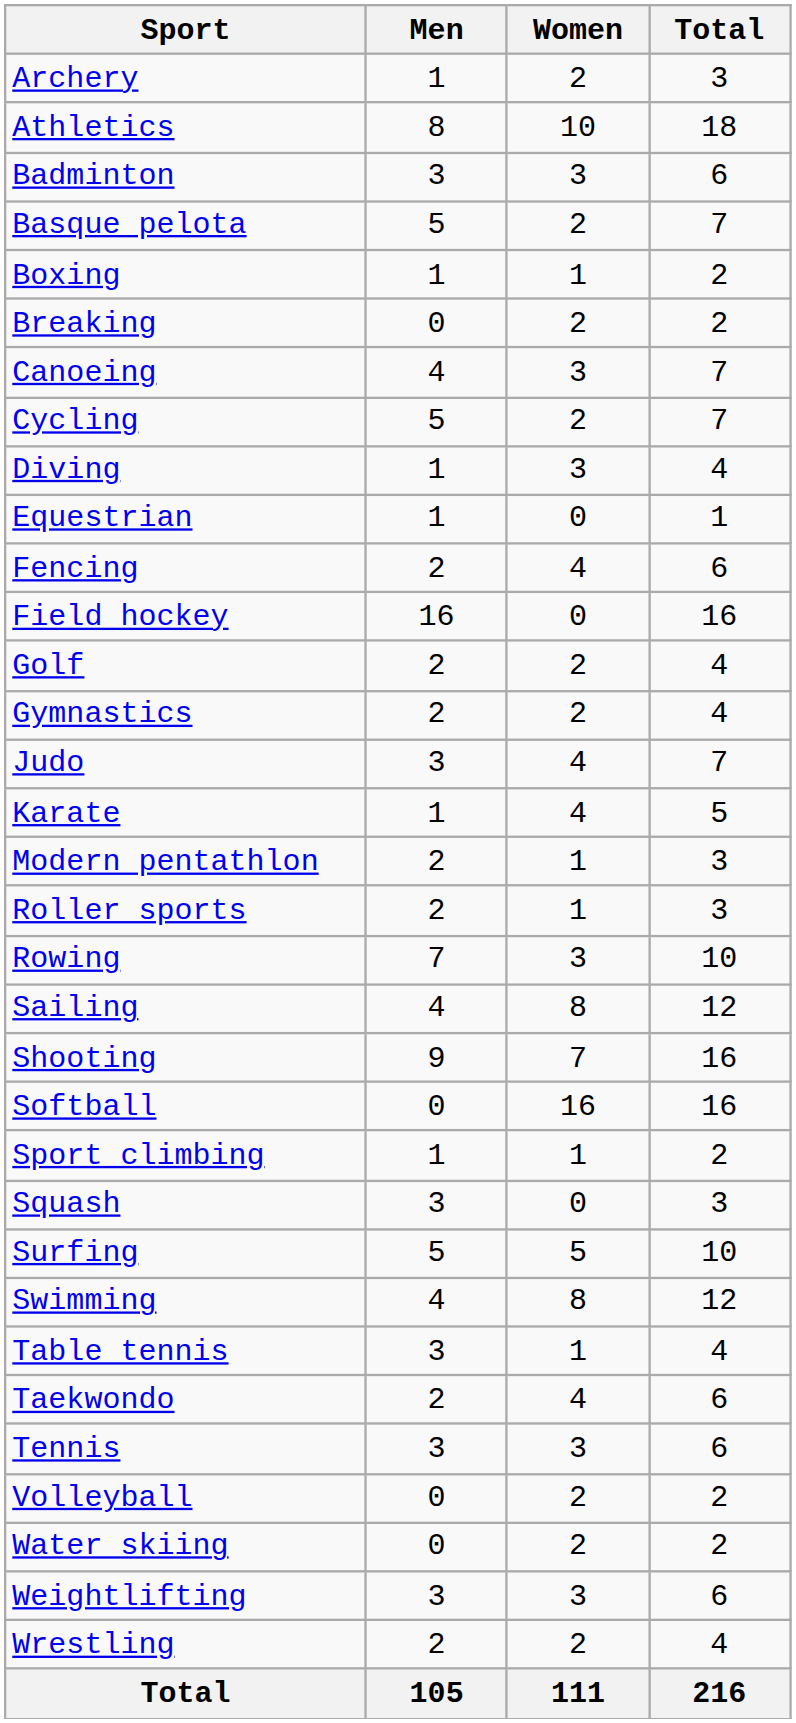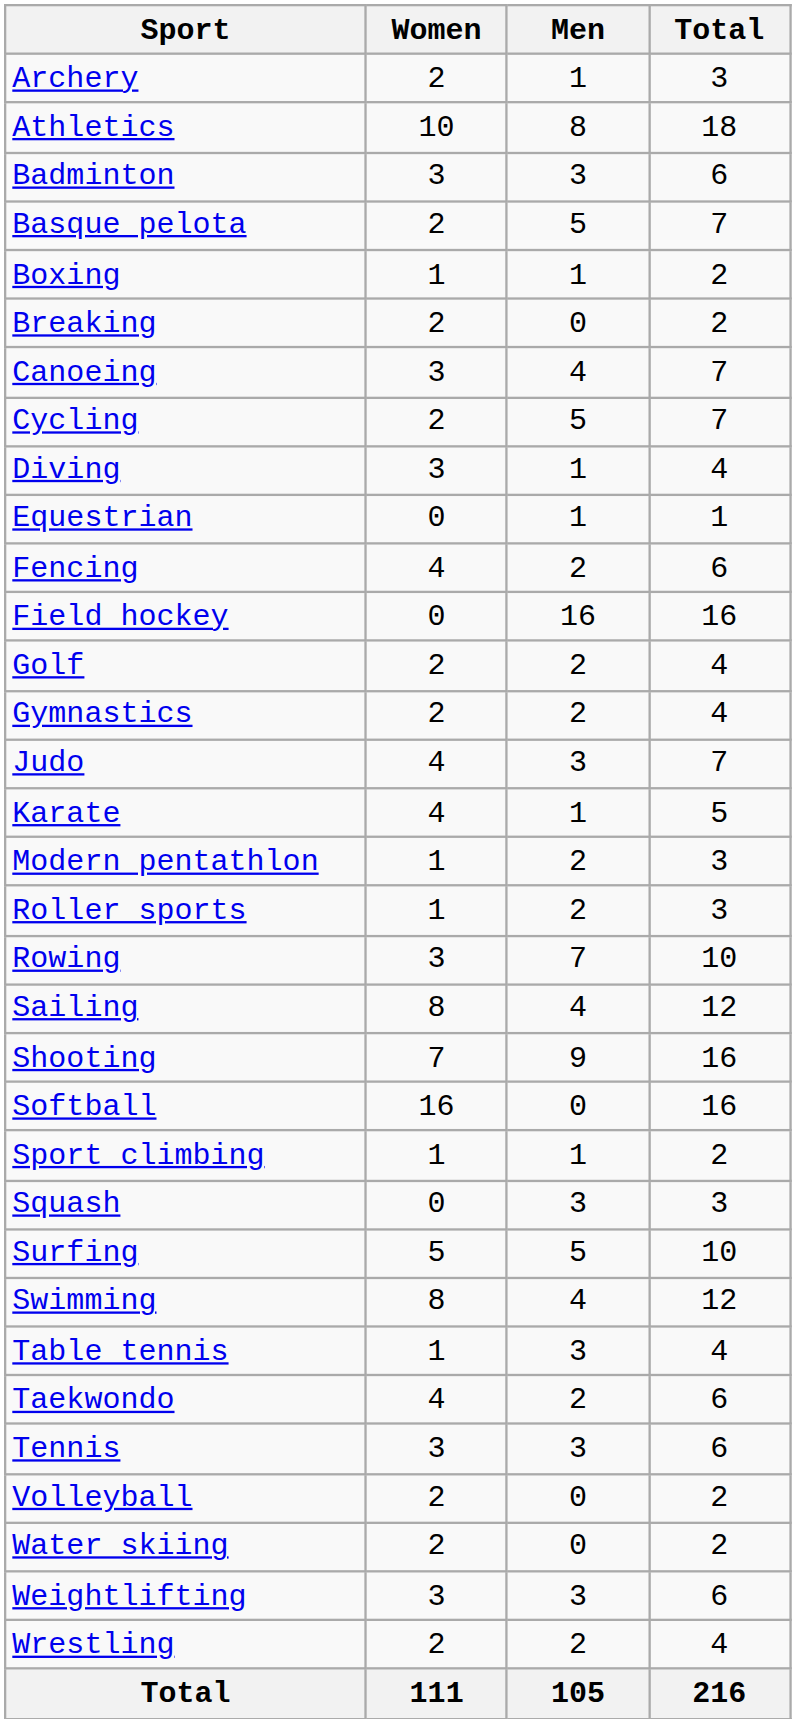columns swapped: (437, 30) <-> (578, 30)
